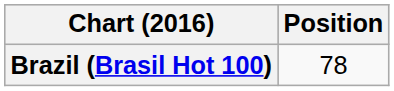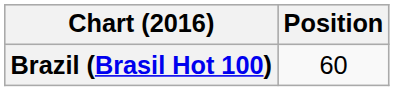(333, 64) 78 -> (333, 64) 60
